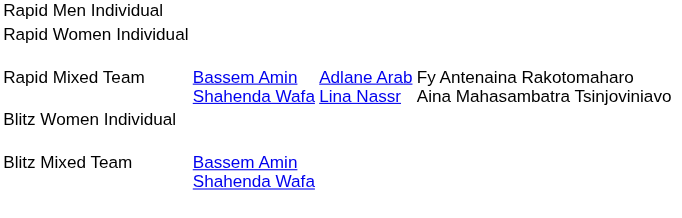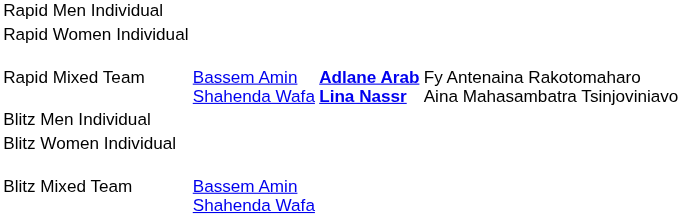(366, 86) normal -> (369, 86) bold
+ row: (77, 119)
